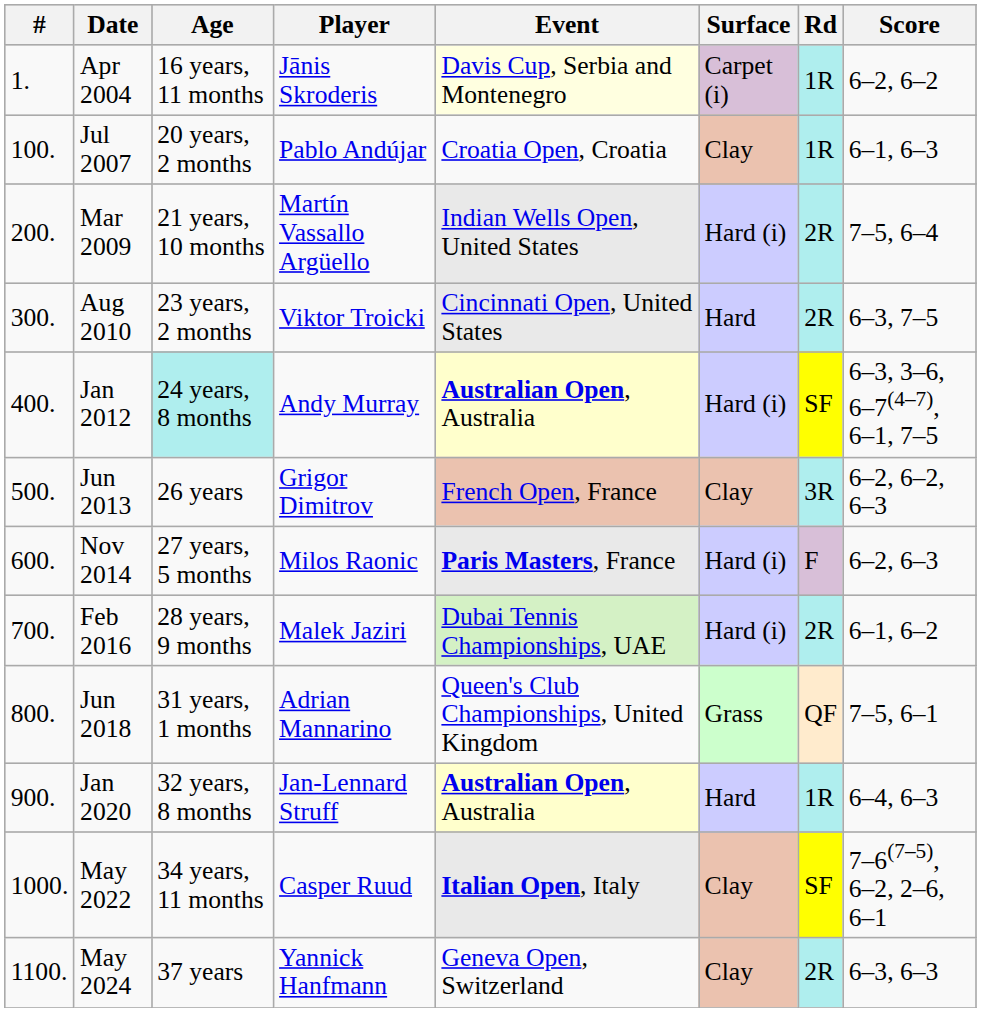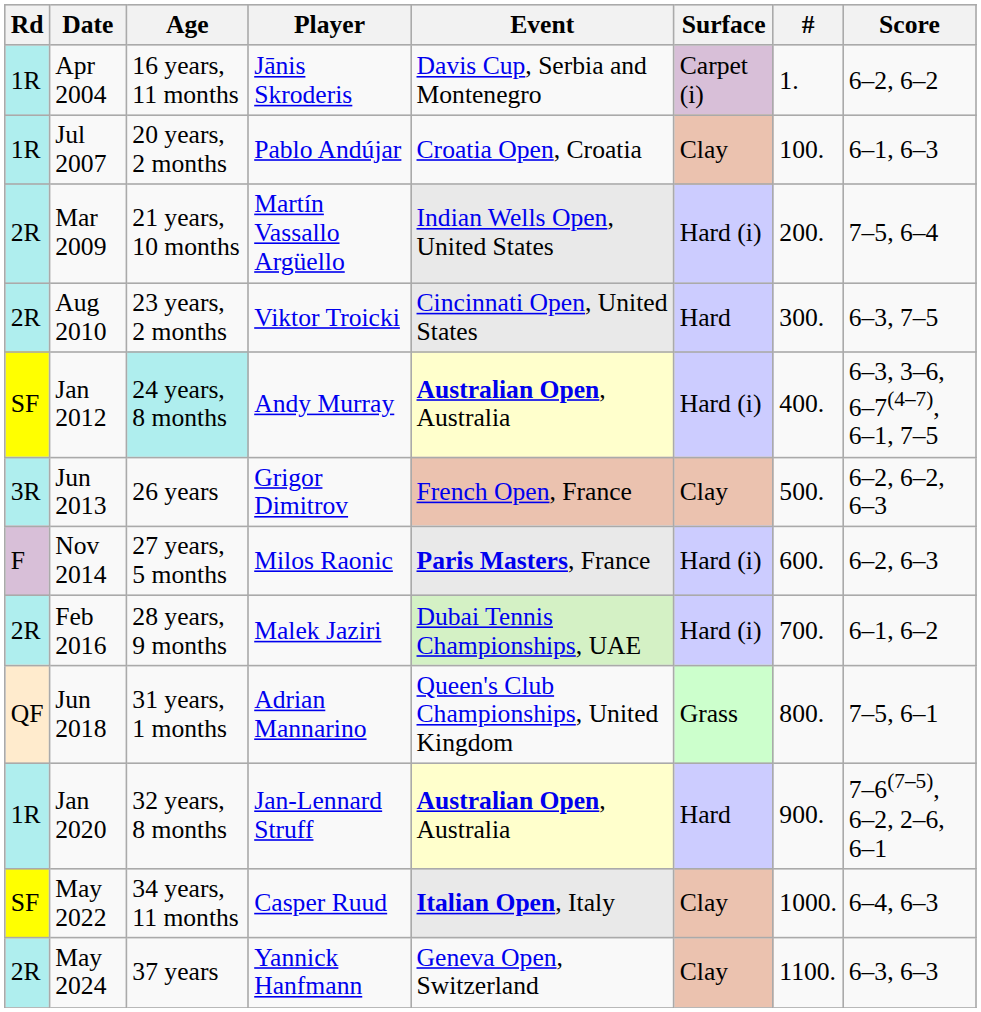columns swapped: (40, 24) <-> (821, 24)
(557, 79) lightyellow background -> (532, 79) no background
(894, 797) 6–4, 6–3 -> (897, 815) 7–6(7–5), 6–2, 2–6, 6–1
(897, 884) 7–6(7–5), 6–2, 2–6, 6–1 -> (894, 902) 6–4, 6–3
